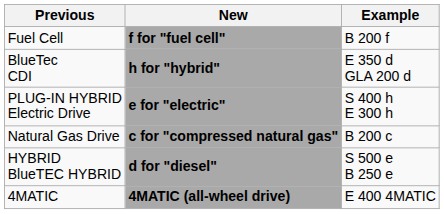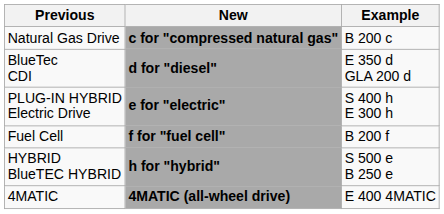rows swapped: (64, 136) <-> (35, 37)
(174, 68) h for "hybrid" -> (173, 68) d for "diesel"
(173, 166) d for "diesel" -> (174, 166) h for "hybrid"
